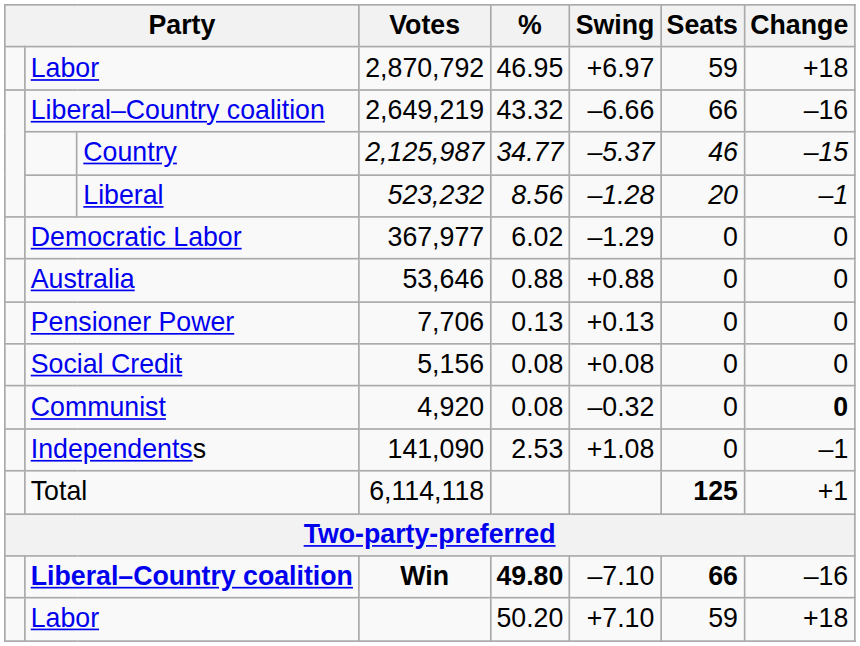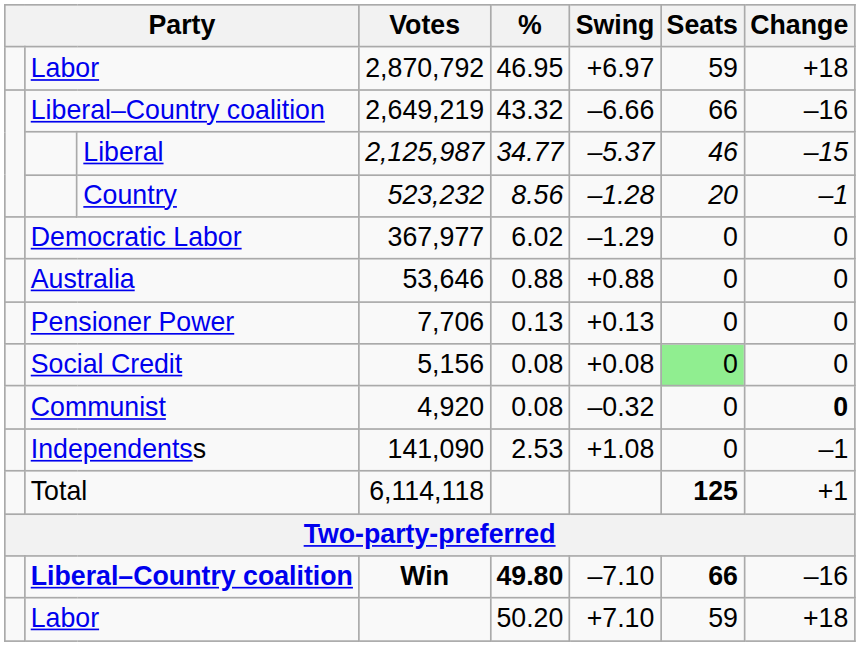(130, 152) Country -> (123, 152) Liberal
(123, 195) Liberal -> (130, 195) Country
(731, 364) no background -> (731, 364) lightgreen background
